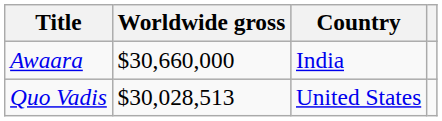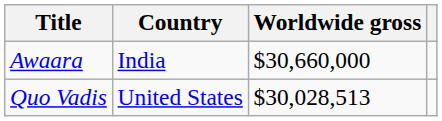columns swapped: (201, 23) <-> (359, 23)
